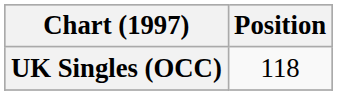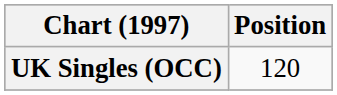(280, 68) 118 -> (280, 68) 120
